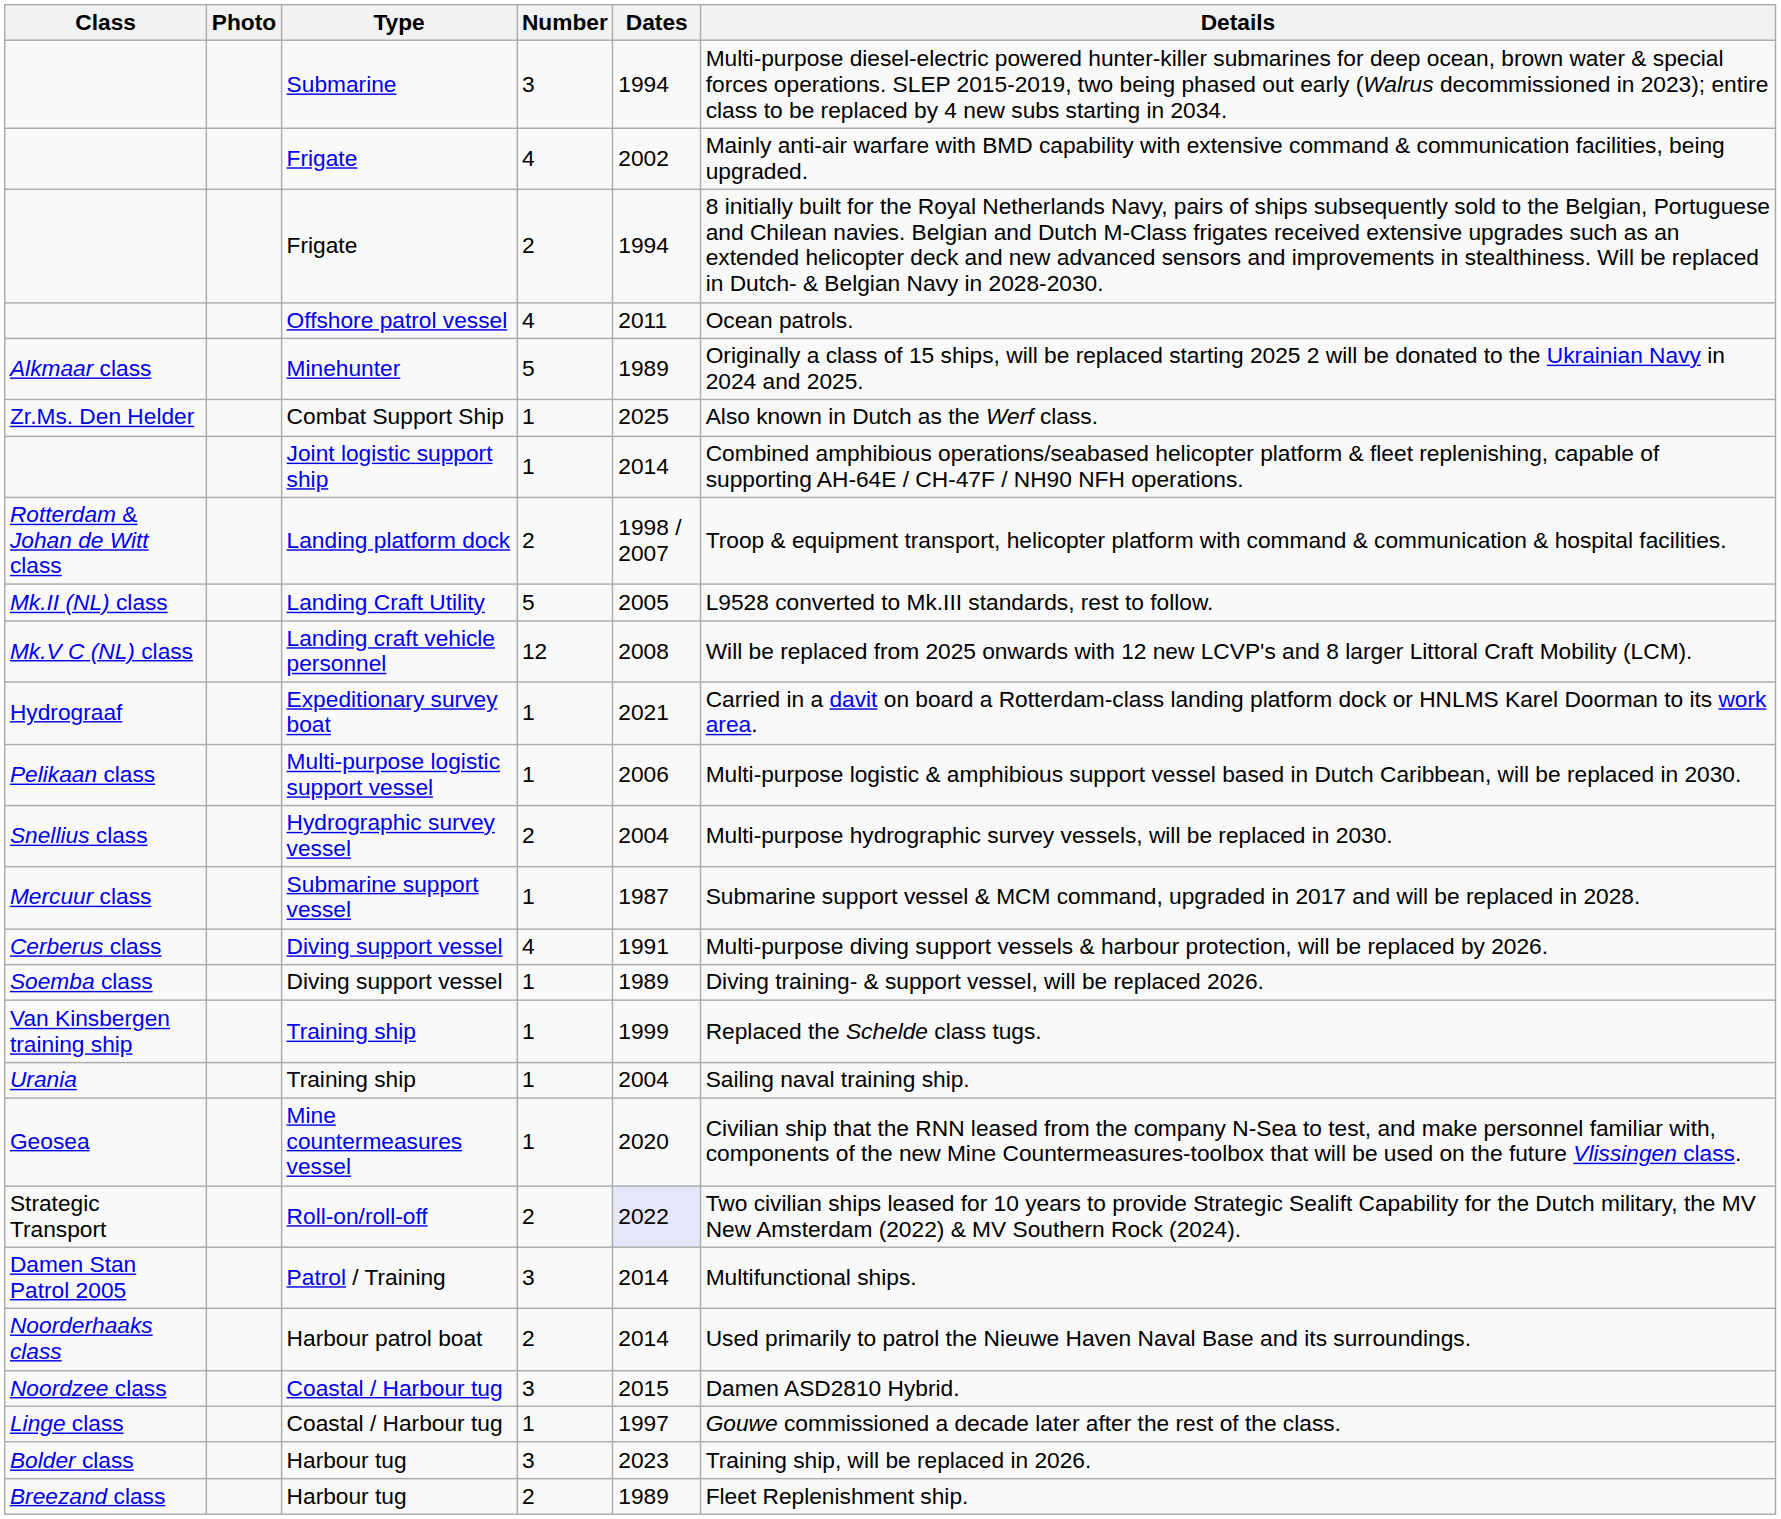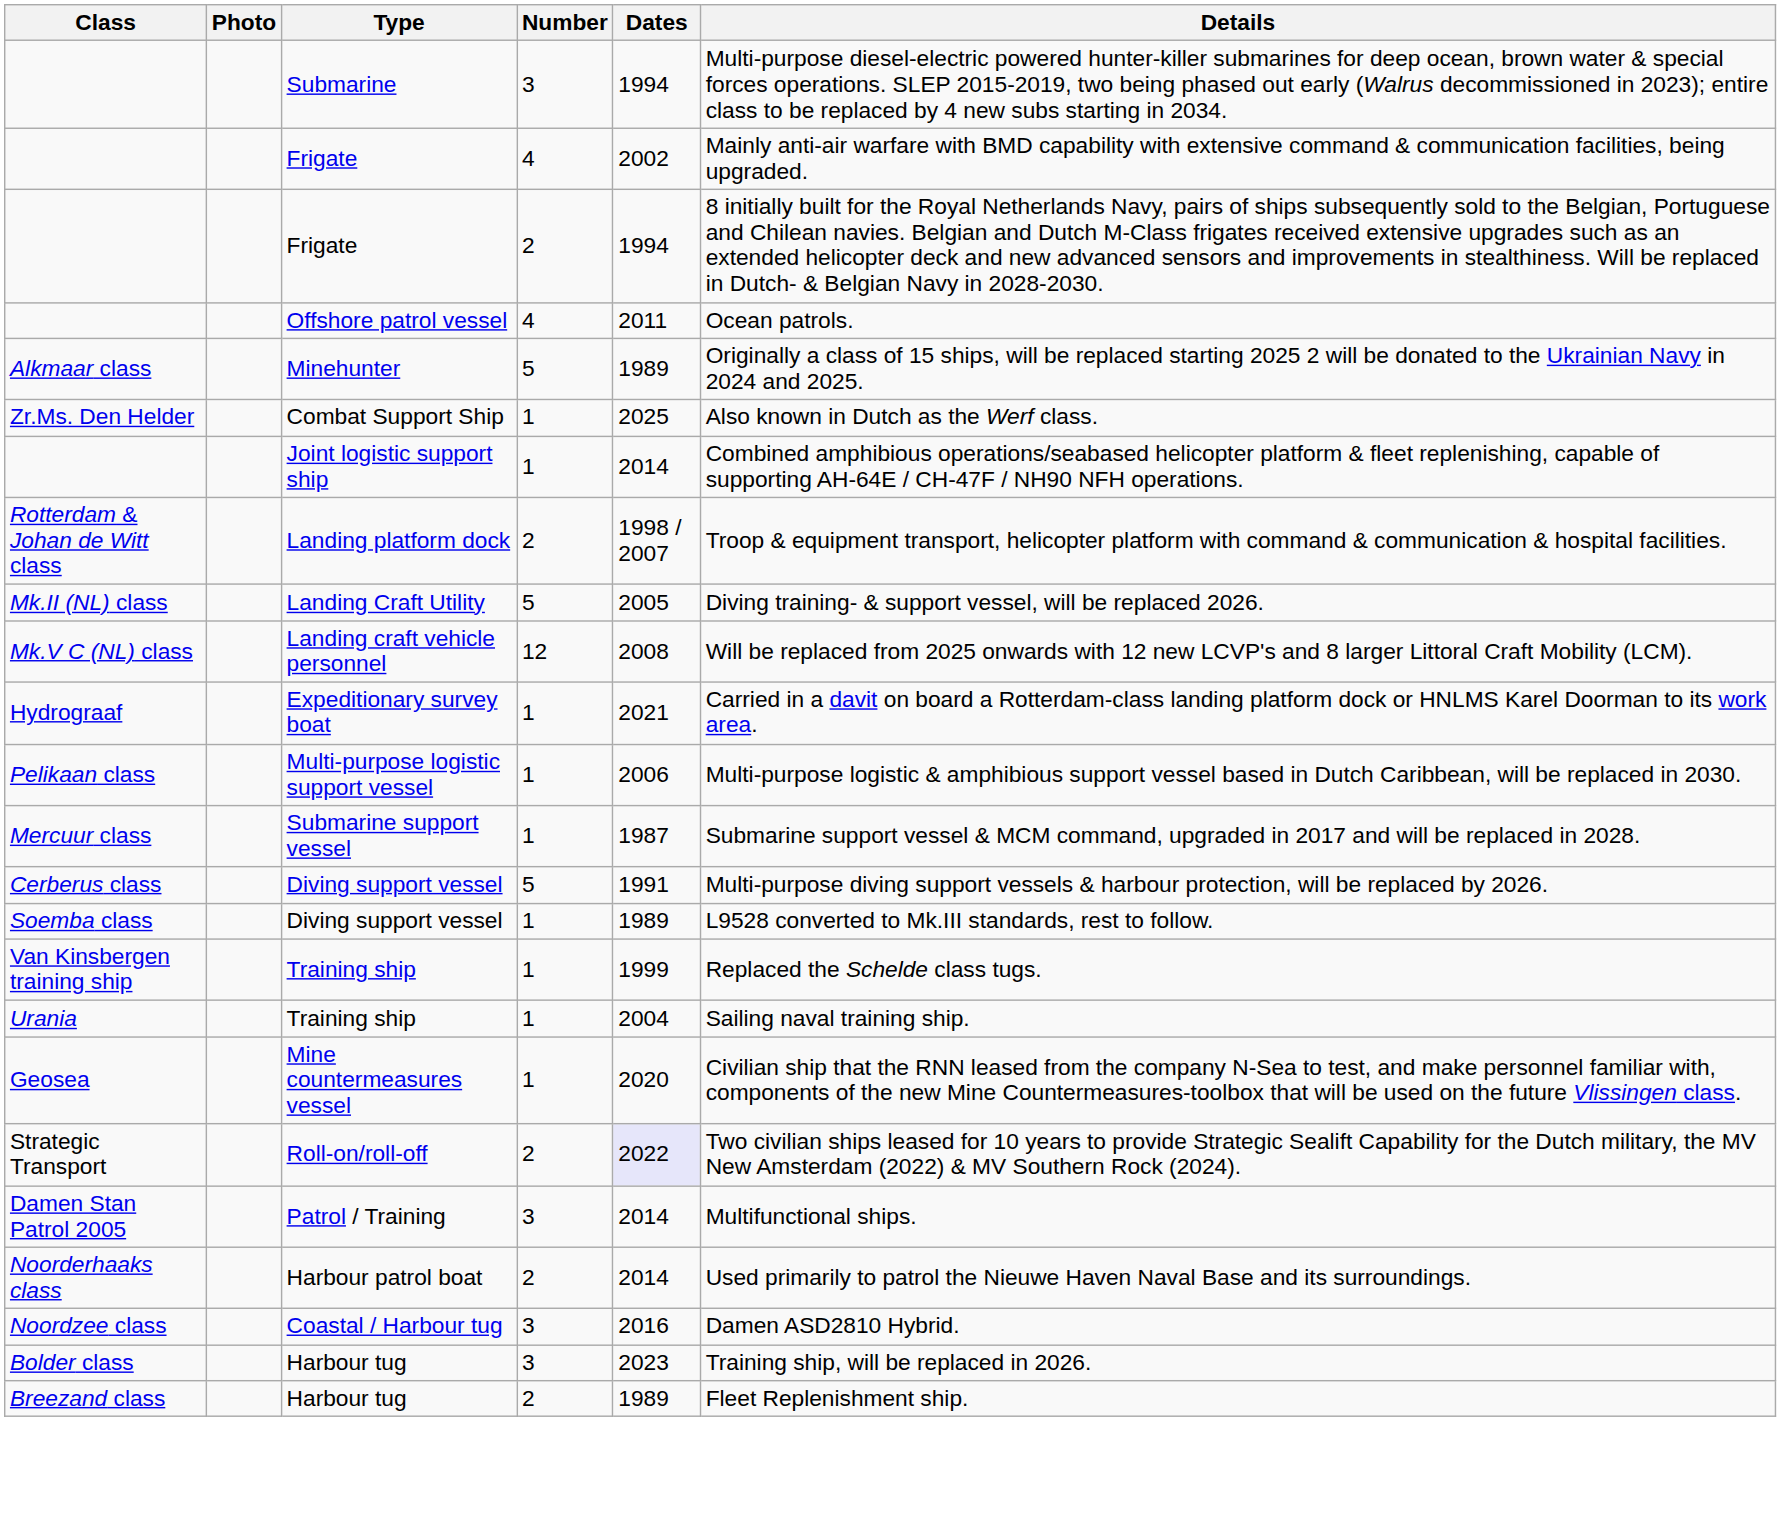(960, 602) L9528 converted to Mk.III standards, rest to follow. -> (985, 602) Diving training- & support vessel, will be replaced 2026.
- row: (79, 835)
(528, 946) 4 -> (528, 884) 5
(985, 982) Diving training- & support vessel, will be replaced 2026. -> (960, 920) L9528 converted to Mk.III standards, rest to follow.
(644, 1388) 2015 -> (644, 1326) 2016
- row: (67, 1424)
